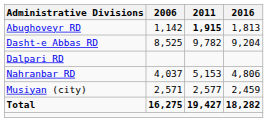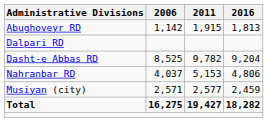(207, 28) bold -> (207, 28) normal
rows swapped: (35, 58) <-> (52, 43)
